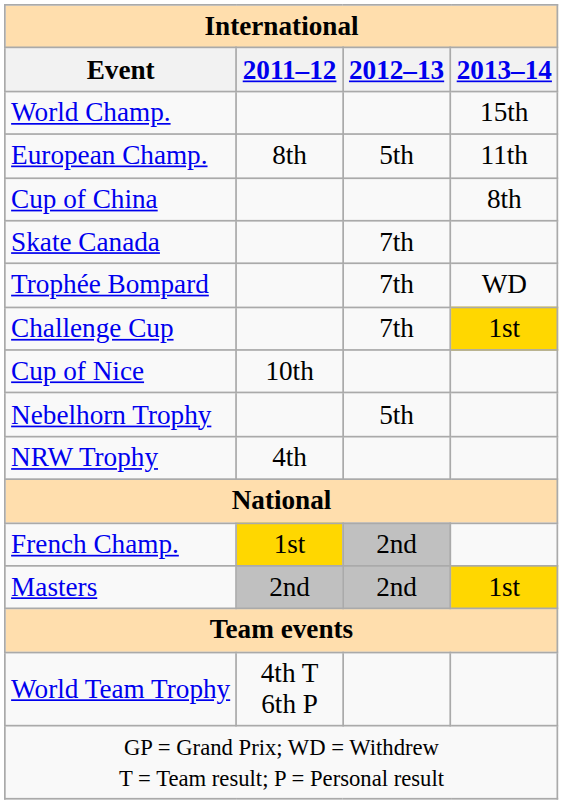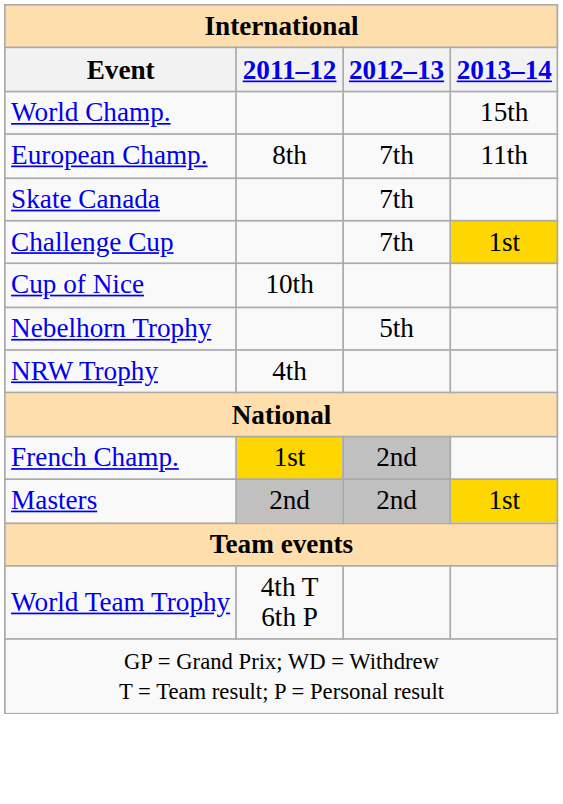(397, 155) 5th -> (397, 155) 7th
- row: (84, 198)
- row: (110, 284)
